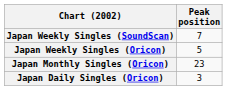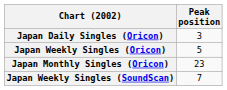rows swapped: (90, 78) <-> (90, 36)
